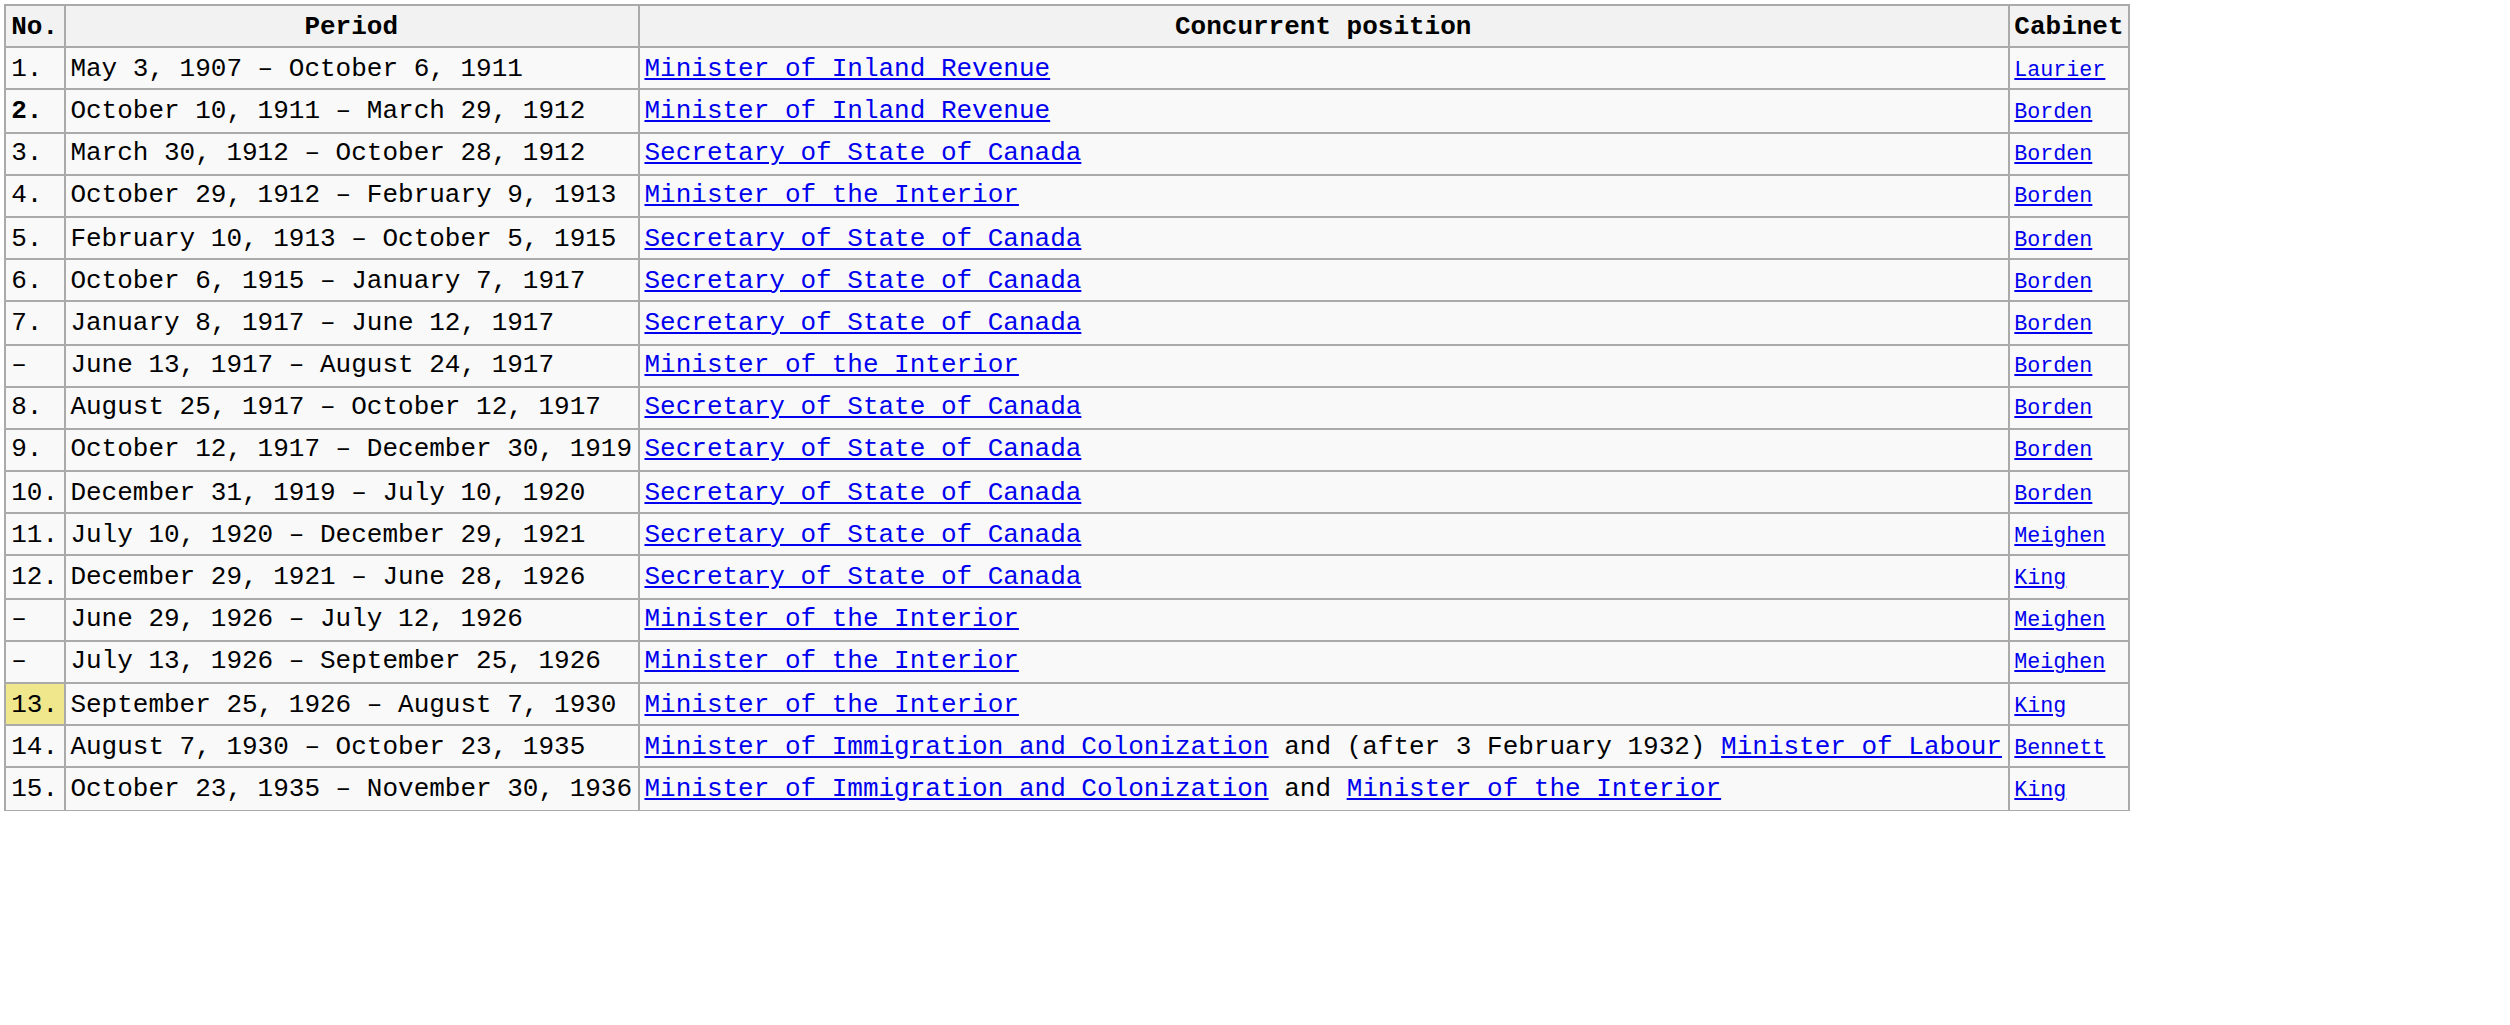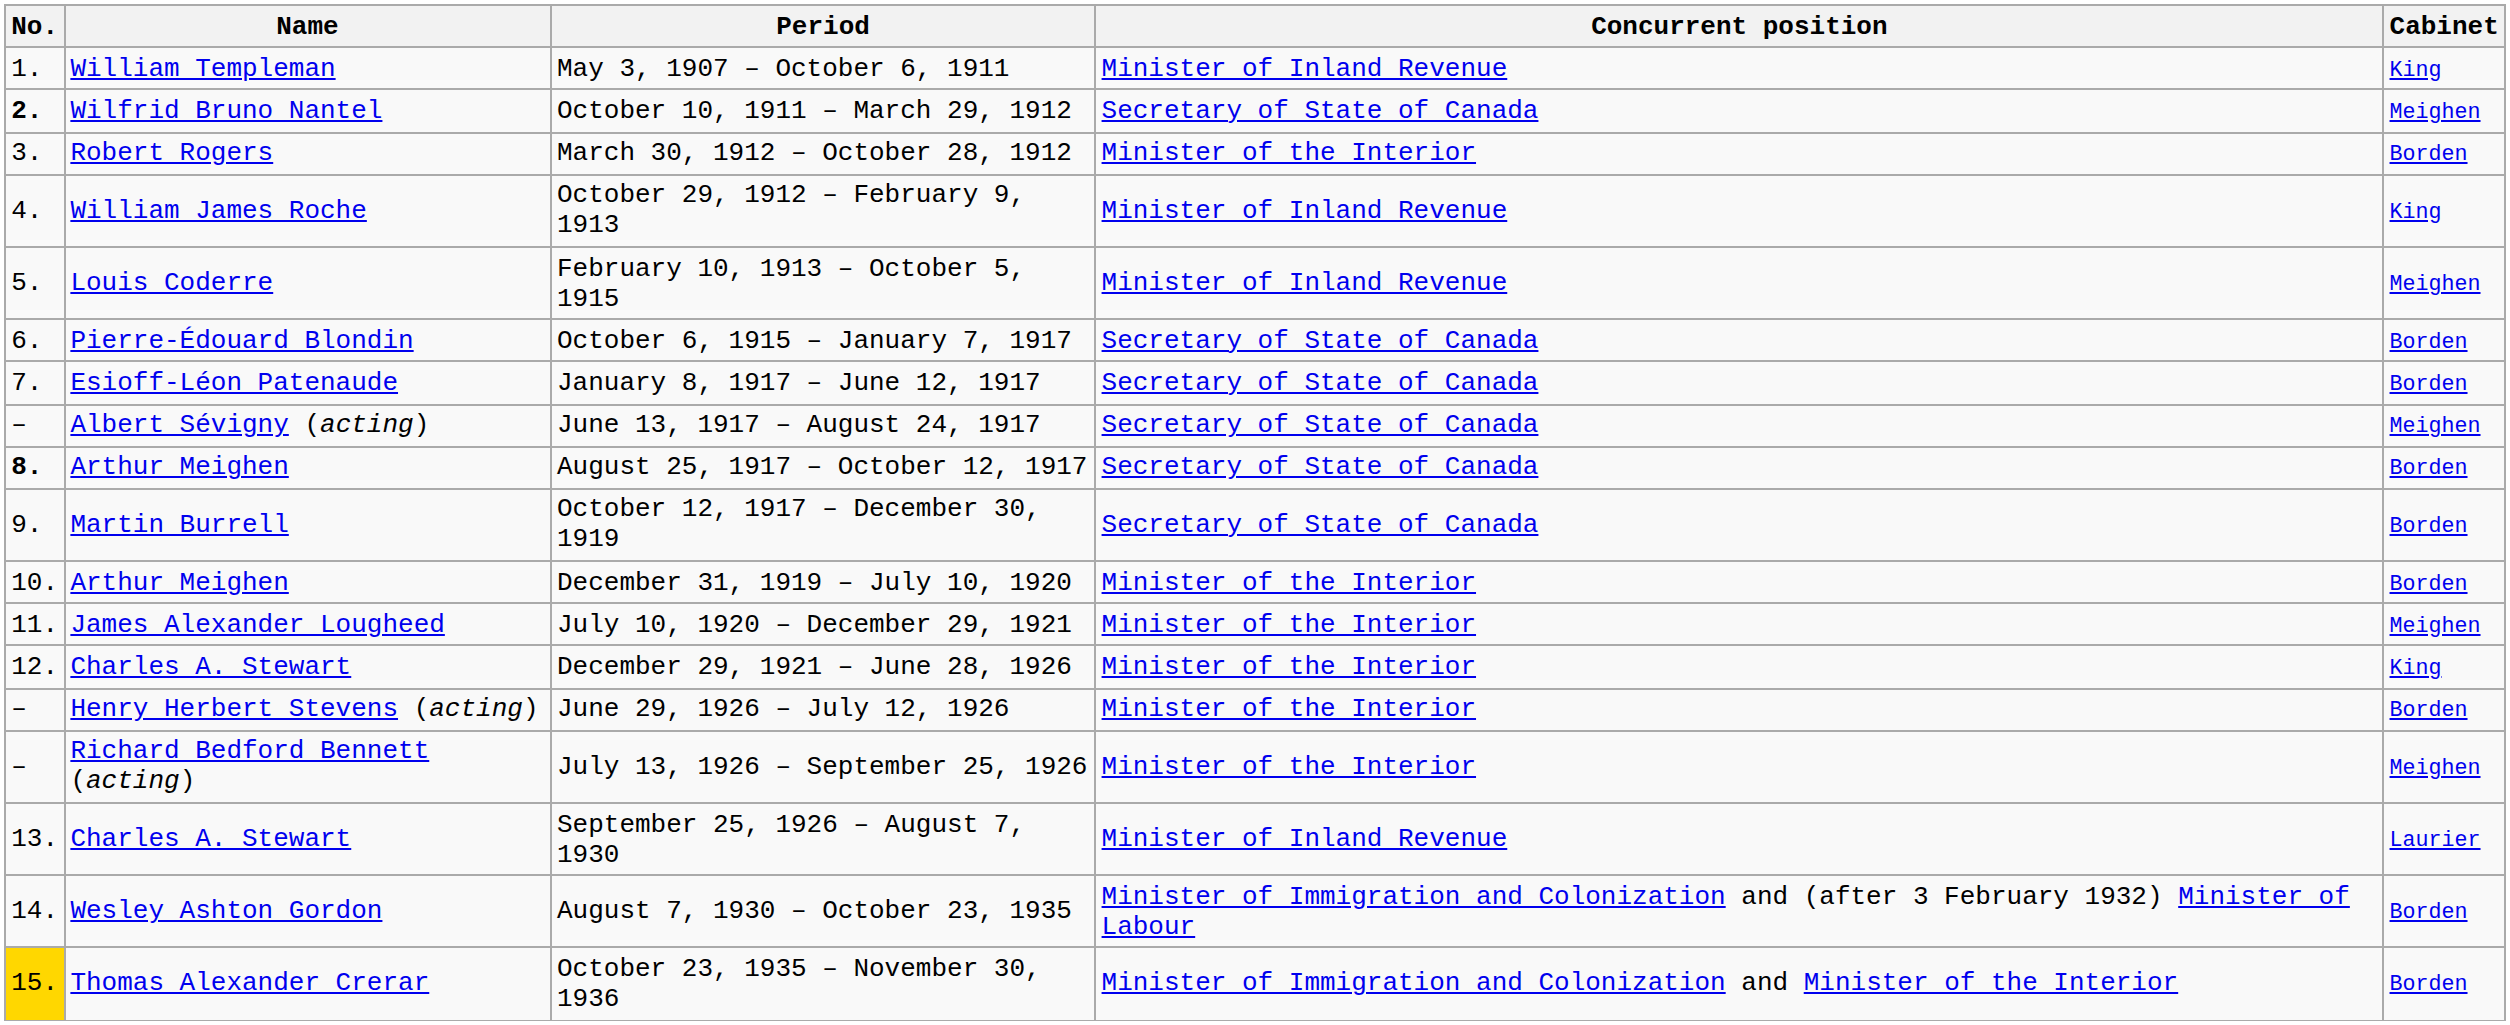+ column: (307, 26)
(2060, 69) Laurier -> (2416, 69) King
(847, 111) Minister of Inland Revenue -> (1320, 111) Secretary of State of Canada
(2053, 111) Borden -> (2435, 111) Meighen
(863, 153) Secretary of State of Canada -> (1289, 153) Minister of the Interior
(832, 196) Minister of the Interior -> (1304, 211) Minister of Inland Revenue
(2053, 196) Borden -> (2416, 211) King
(863, 238) Secretary of State of Canada -> (1304, 283) Minister of Inland Revenue
(2053, 238) Borden -> (2435, 283) Meighen
(832, 365) Minister of the Interior -> (1320, 425) Secretary of State of Canada
(2053, 365) Borden -> (2435, 425) Meighen
(27, 408) normal -> (27, 468) bold
(863, 492) Secretary of State of Canada -> (1289, 582) Minister of the Interior
(863, 535) Secretary of State of Canada -> (1289, 625) Minister of the Interior
(863, 577) Secretary of State of Canada -> (1289, 667) Minister of the Interior
(2060, 619) Meighen -> (2429, 709) Borden
(35, 704) khaki background -> (35, 839) no background
(832, 704) Minister of the Interior -> (1304, 839) Minister of Inland Revenue
(2040, 704) King -> (2435, 839) Laurier
(2060, 747) Bennett -> (2429, 912) Borden
(35, 789) no background -> (35, 984) gold background
(2040, 789) King -> (2429, 984) Borden
